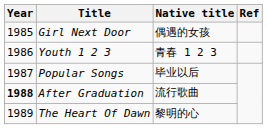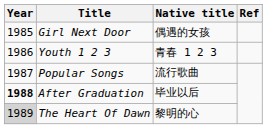(177, 73) 毕业以后 -> (177, 73) 流行歌曲
(177, 93) 流行歌曲 -> (177, 93) 毕业以后
(20, 114) no background -> (20, 114) lightgrey background
